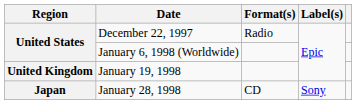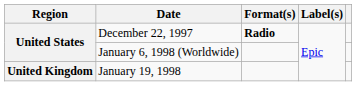(259, 33) normal -> (260, 33) bold
- row: (140, 90)
